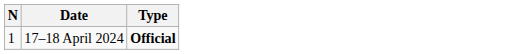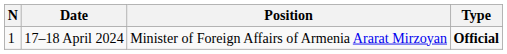+ column: (289, 15)
